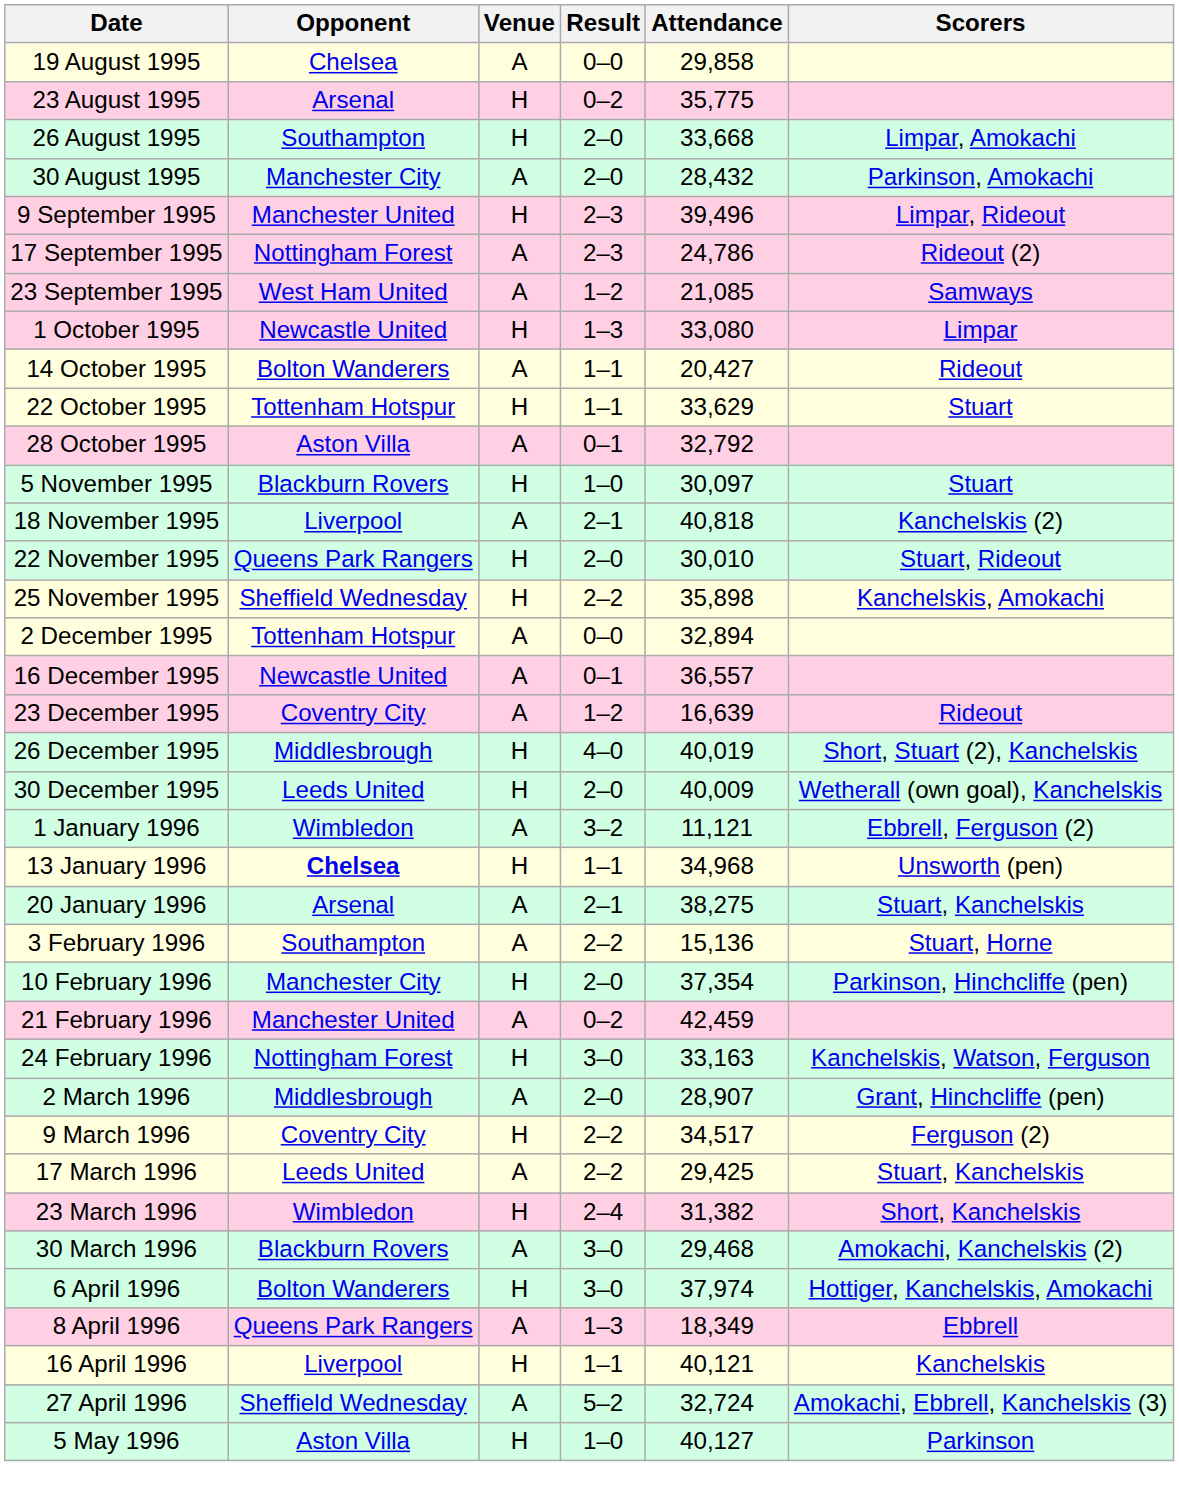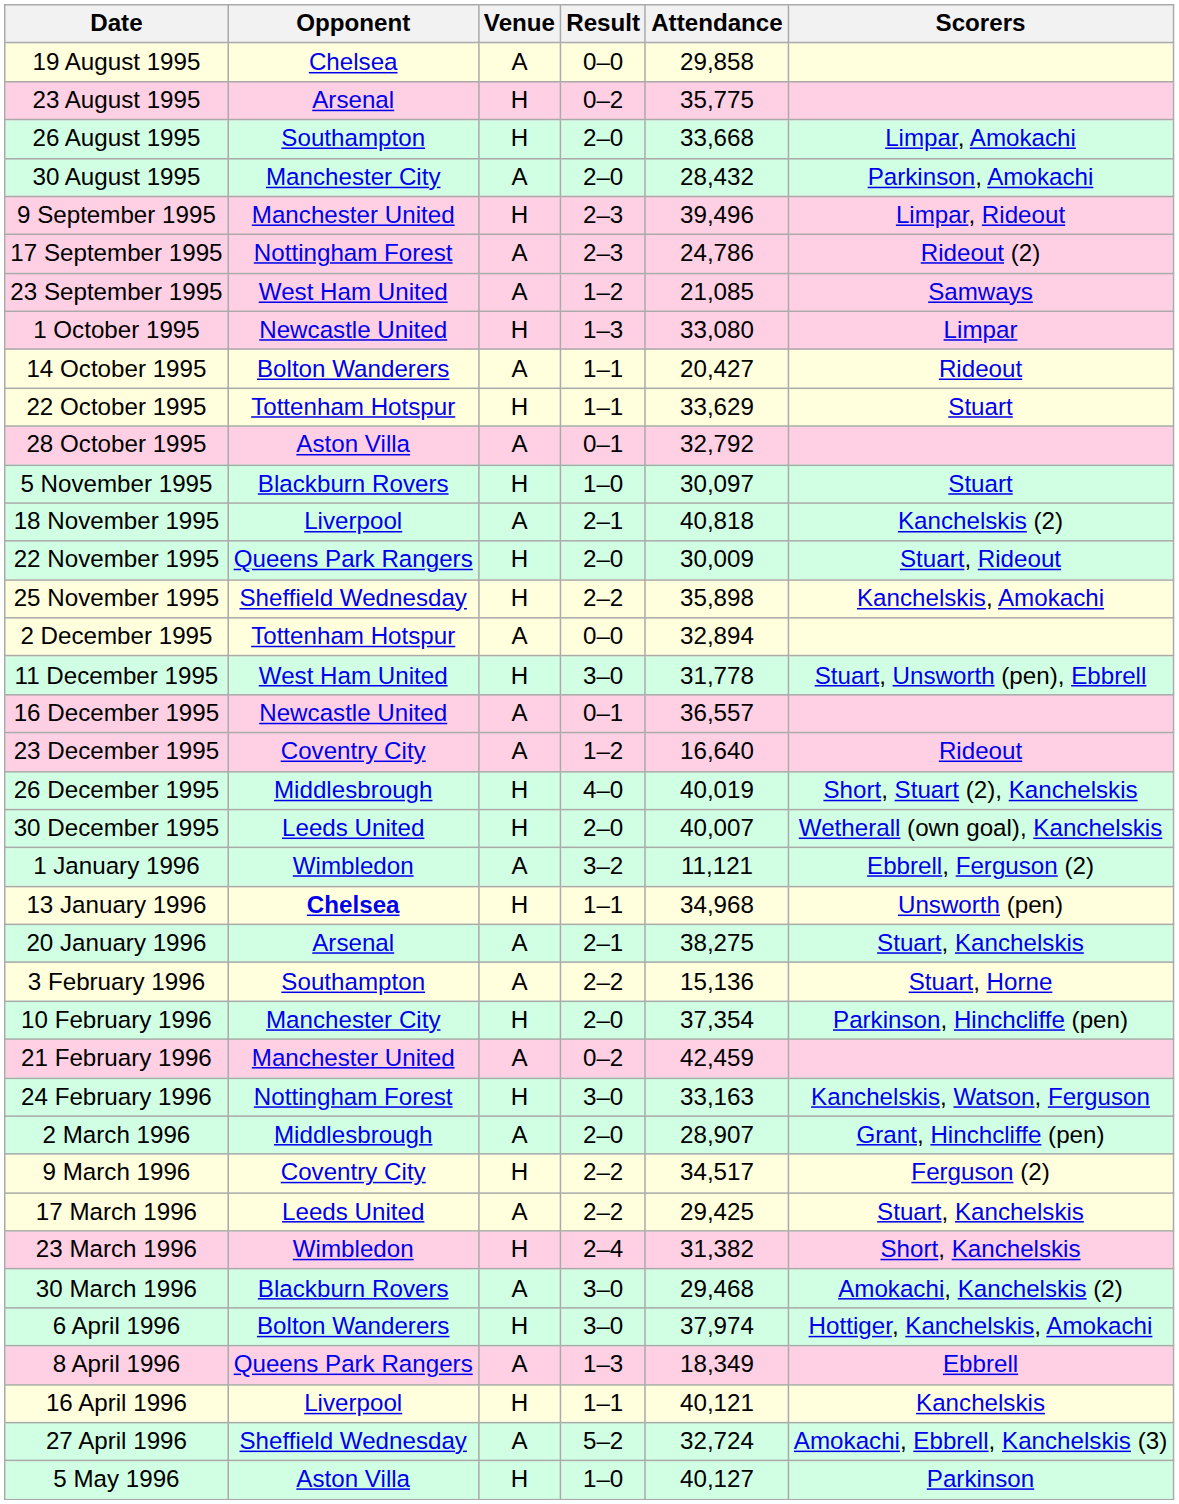(717, 560) 30,010 -> (717, 560) 30,009
+ row: (116, 675)
(717, 713) 16,639 -> (717, 751) 16,640
(717, 789) 40,009 -> (717, 828) 40,007
